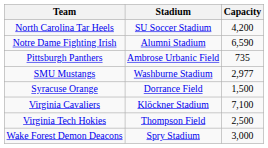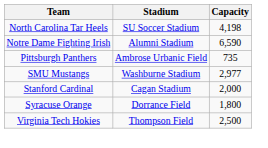(242, 27) 4,200 -> (230, 27) 4,198
+ row: (58, 89)
(242, 89) 1,500 -> (230, 105) 1,800
- row: (65, 105)
- row: (65, 136)
